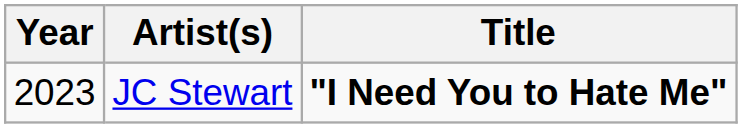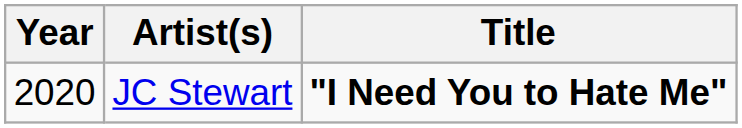(55, 92) 2023 -> (55, 92) 2020
